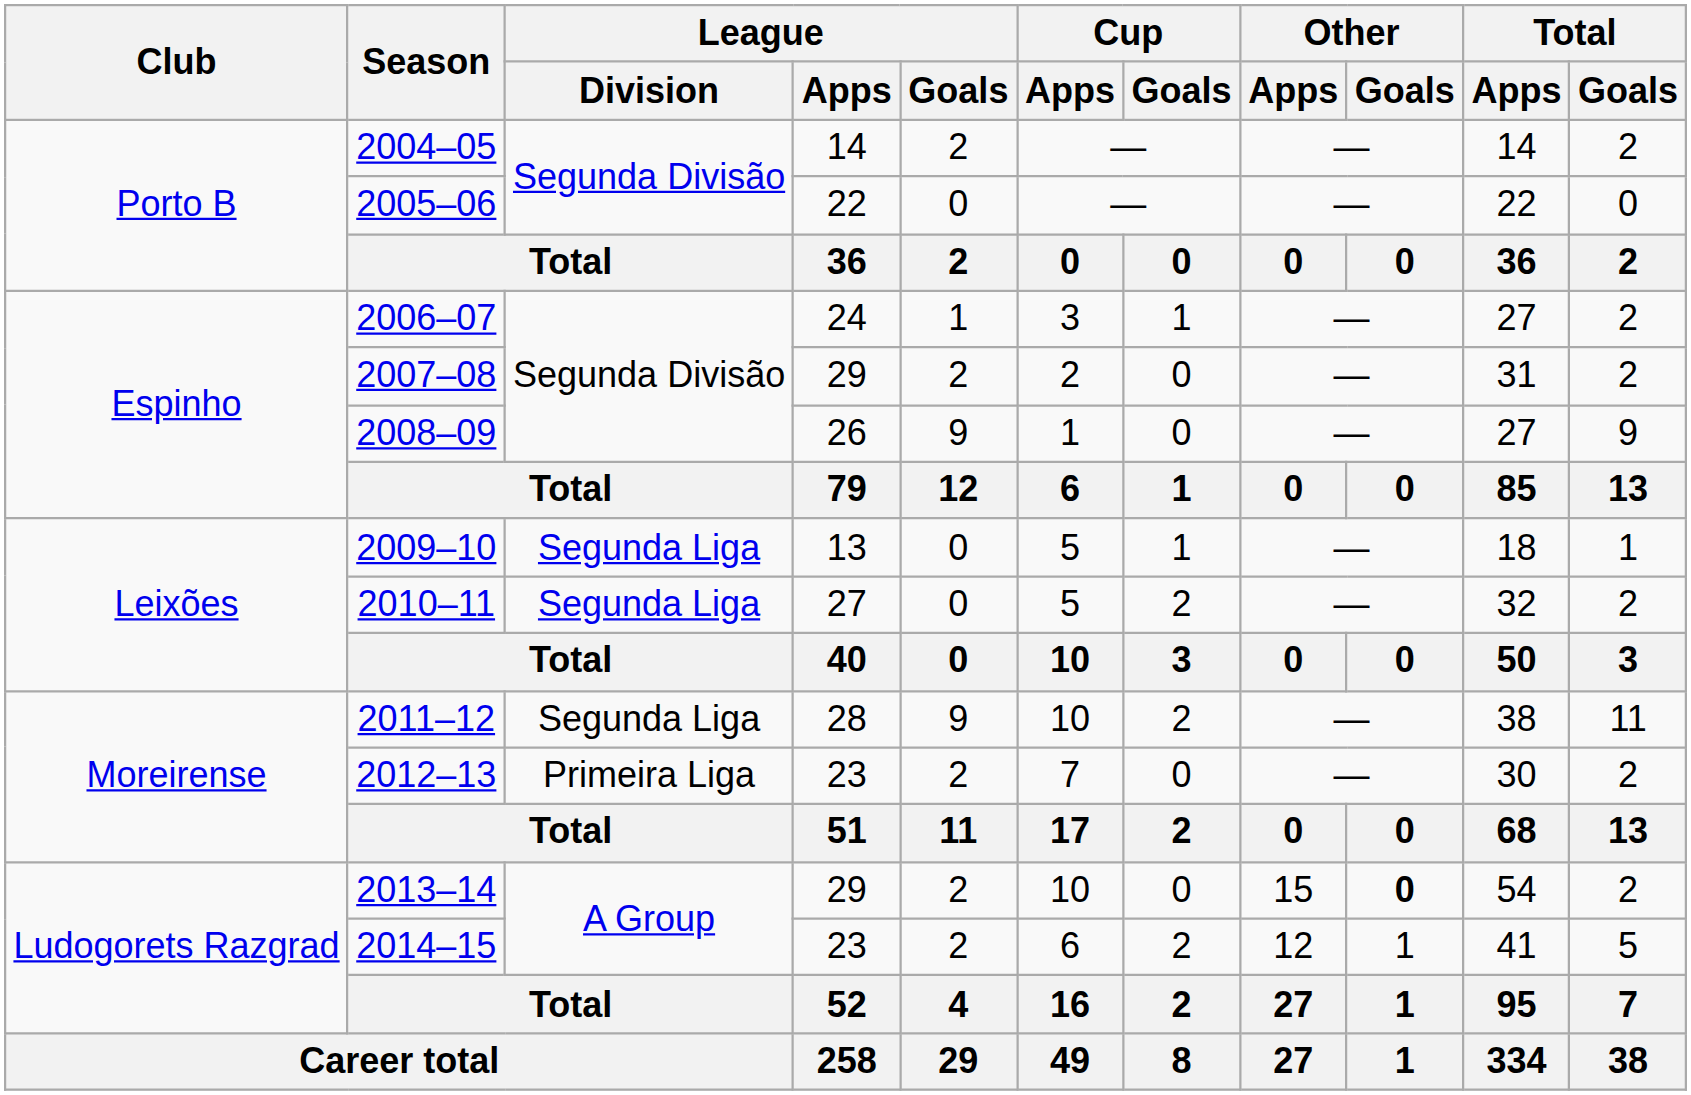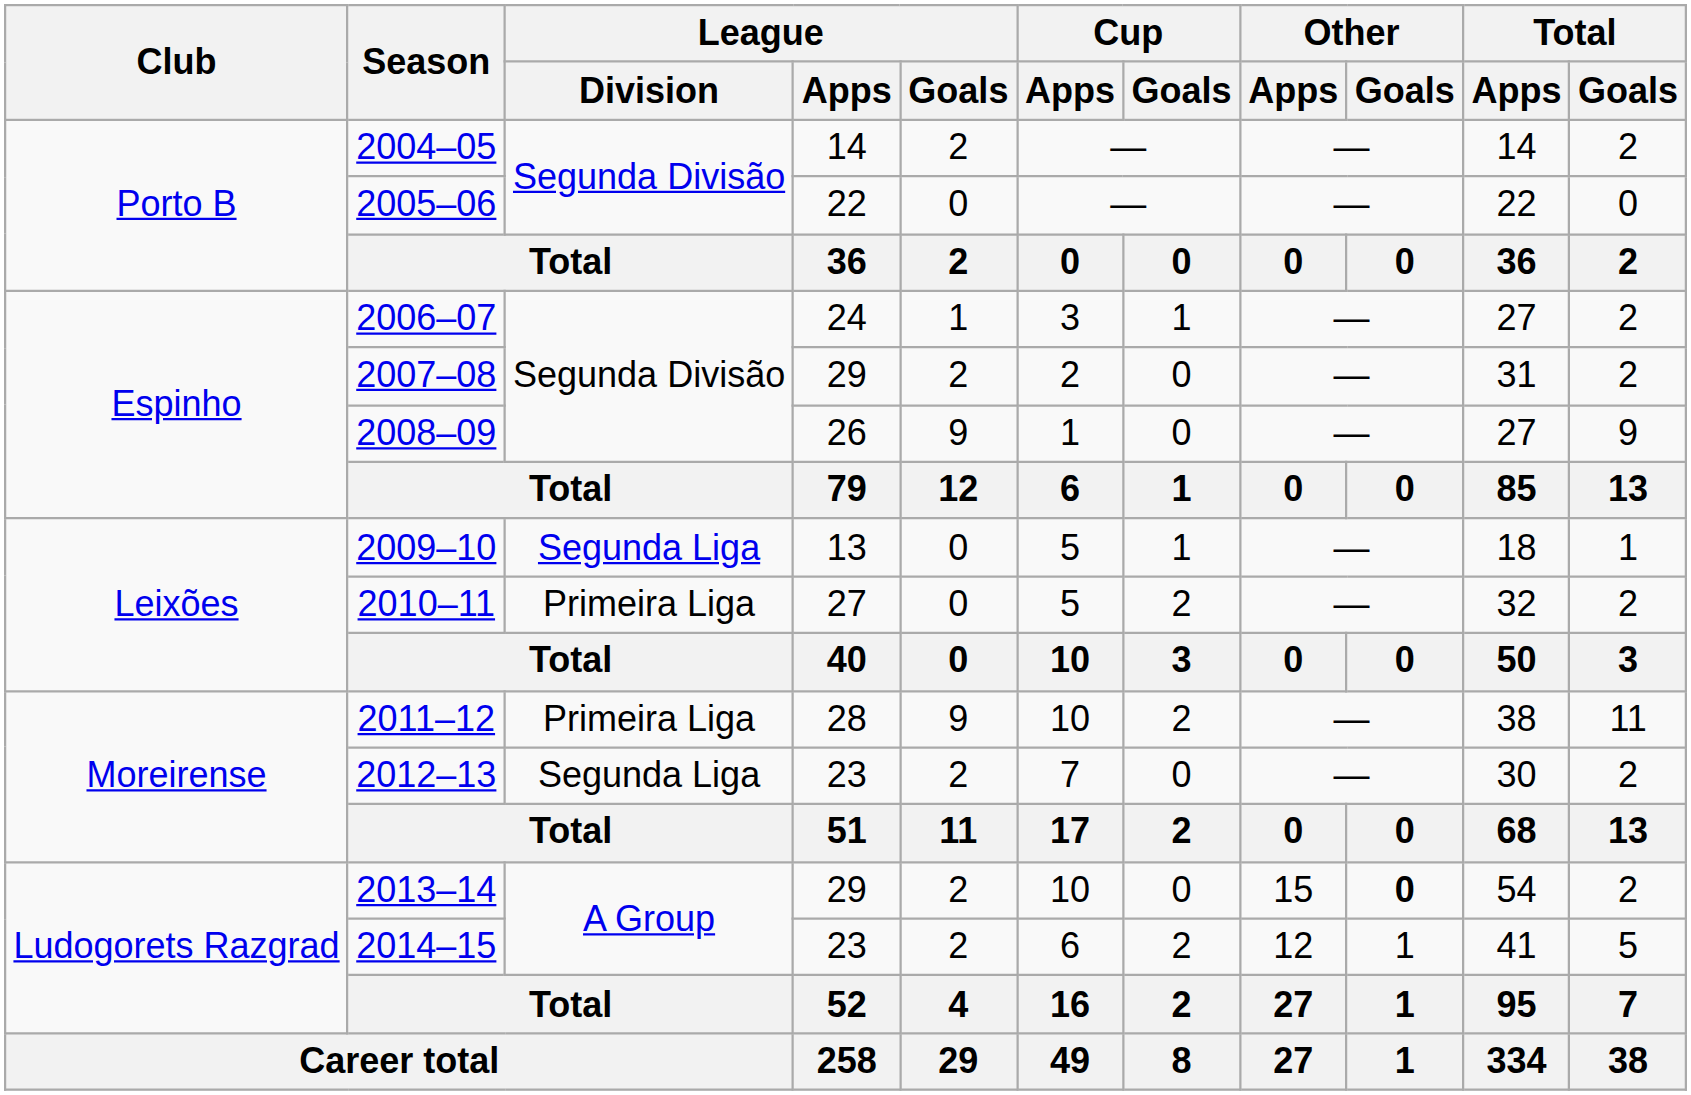(649, 603) Segunda Liga -> (649, 603) Primeira Liga
(649, 718) Segunda Liga -> (649, 718) Primeira Liga
(649, 775) Primeira Liga -> (649, 775) Segunda Liga
